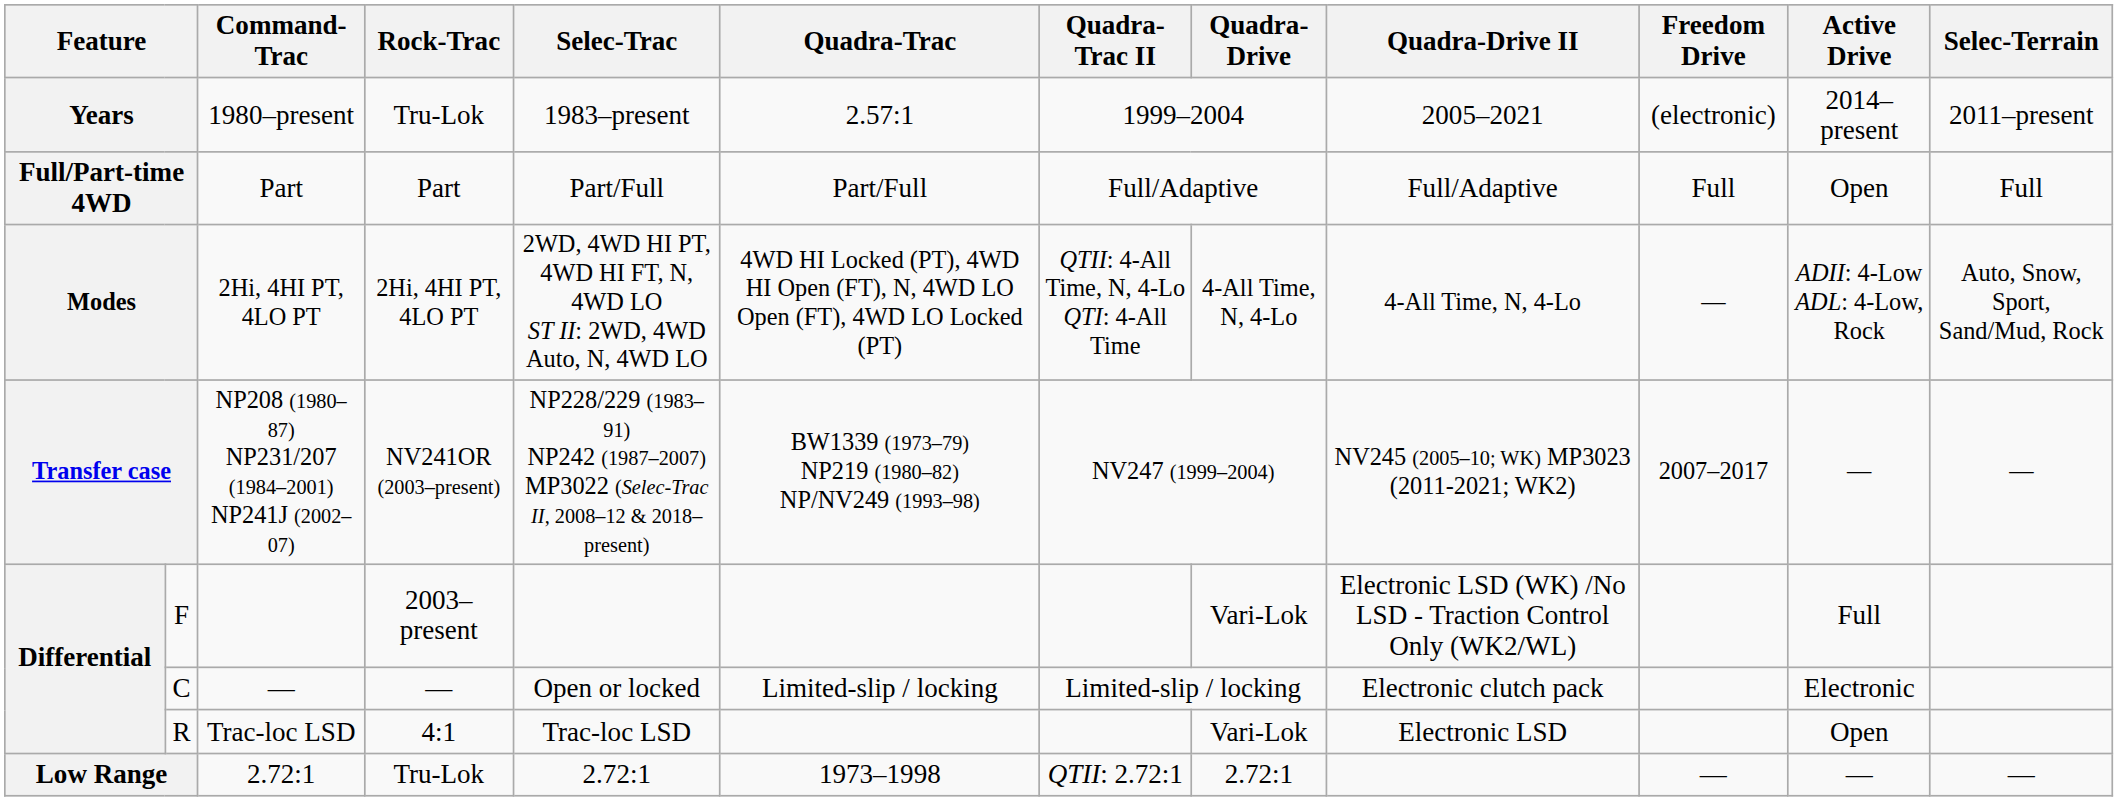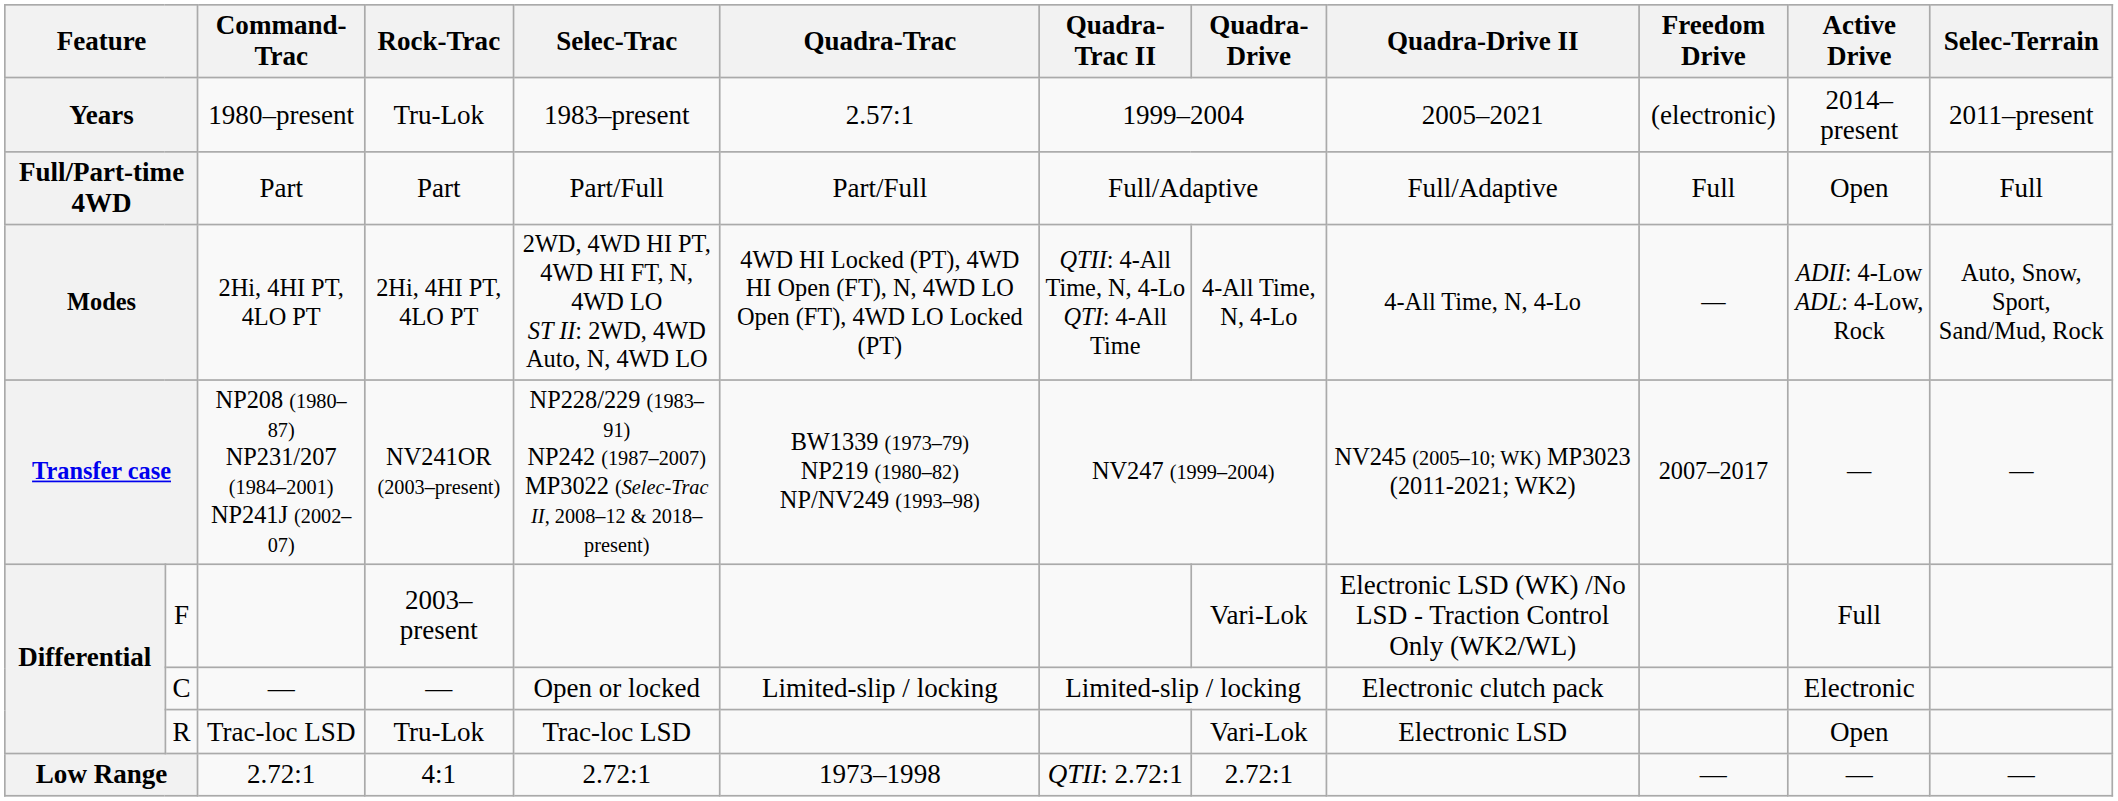(439, 731) 4:1 -> (439, 731) Tru-Lok
(439, 774) Tru-Lok -> (439, 774) 4:1
